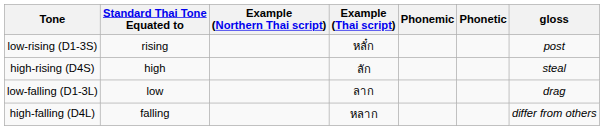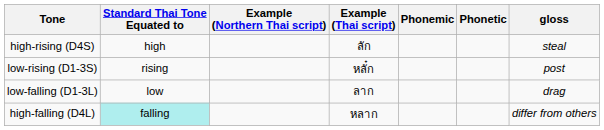rows swapped: (52, 46) <-> (52, 68)
(155, 114) no background -> (155, 114) paleturquoise background
